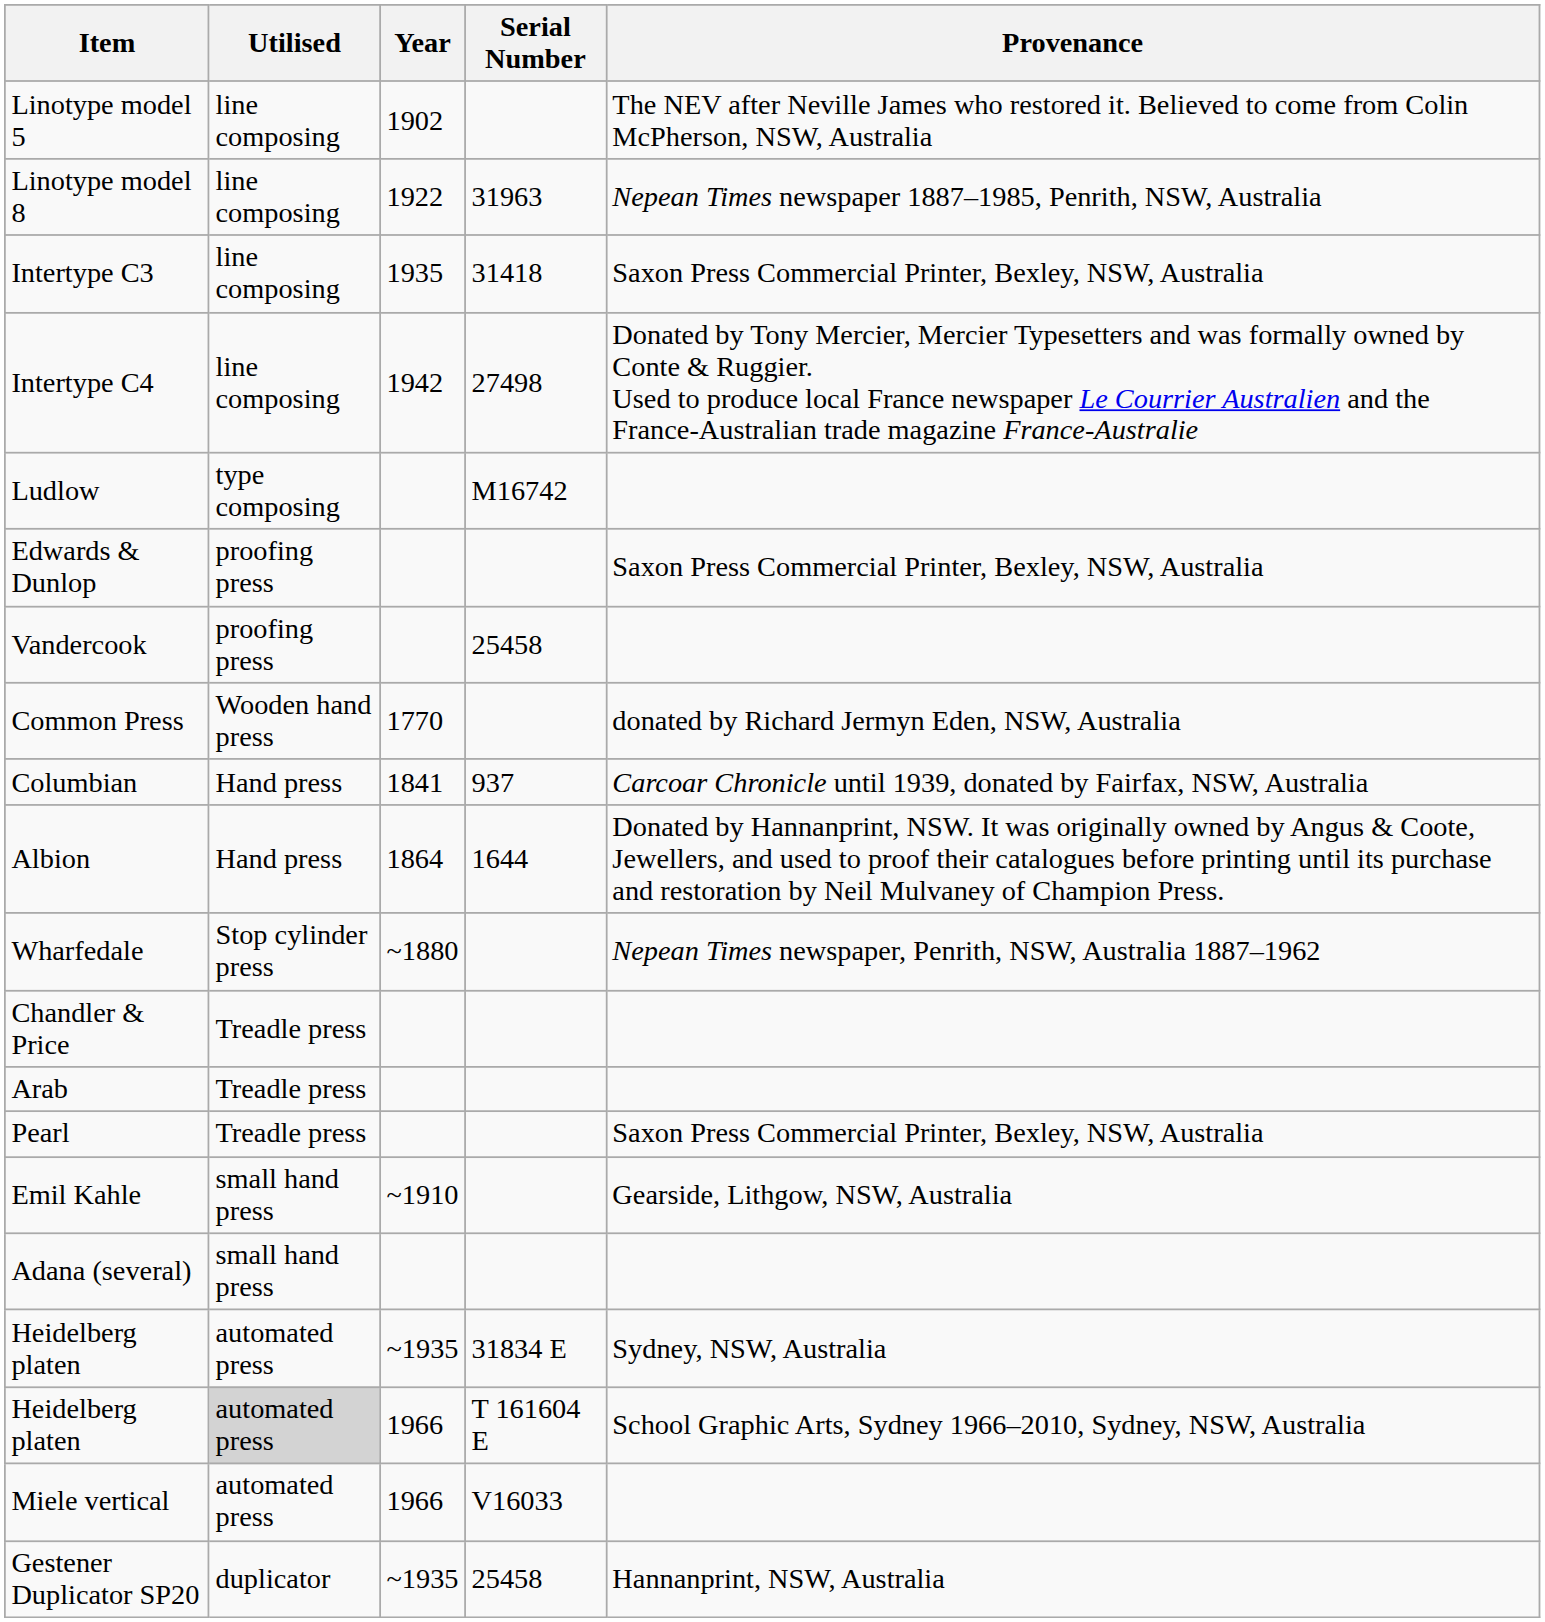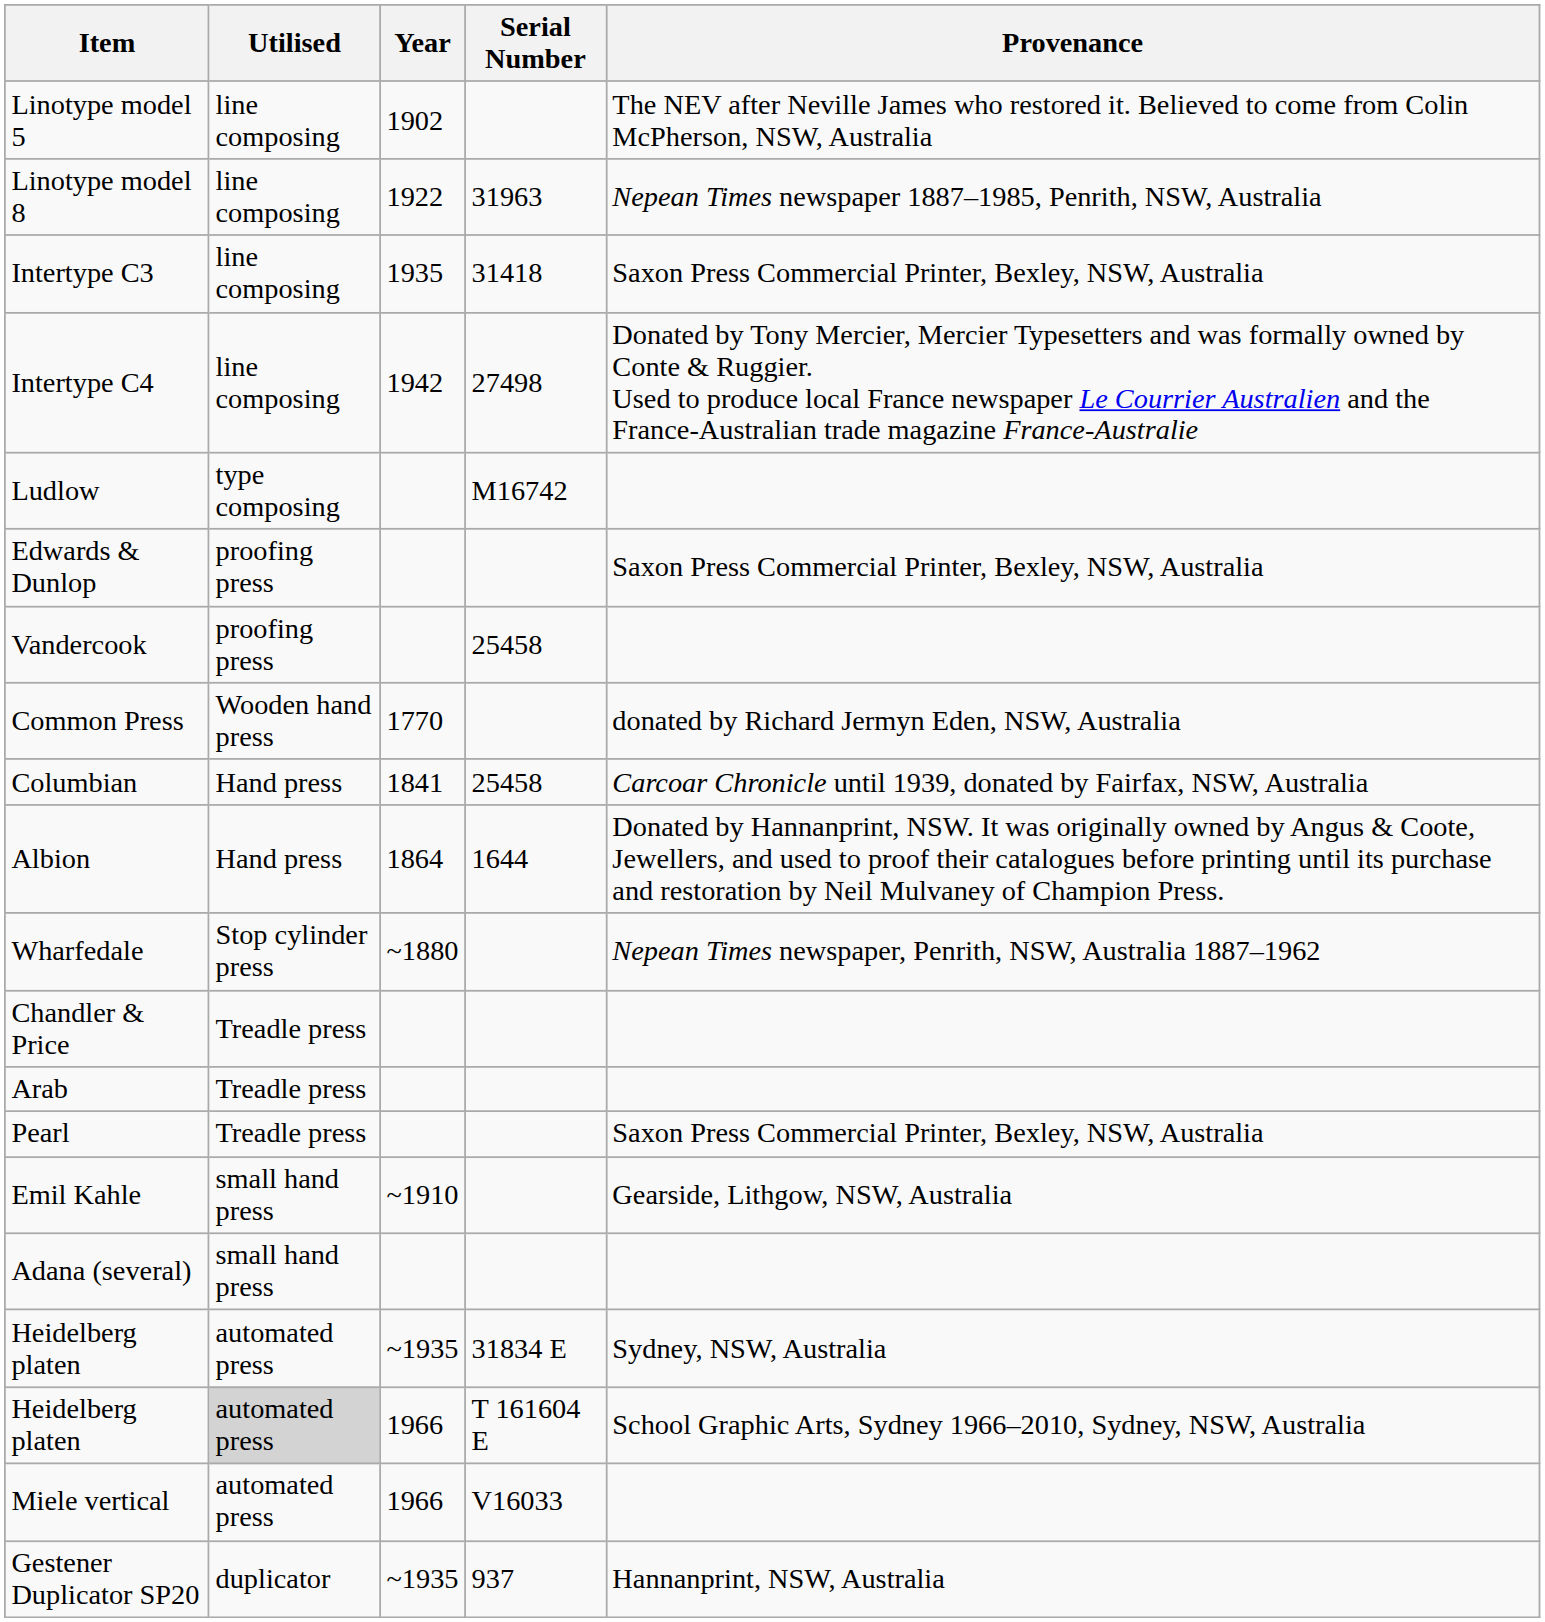(493, 781) 937 -> (507, 781) 25458
(507, 1578) 25458 -> (493, 1578) 937
